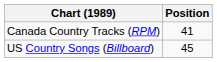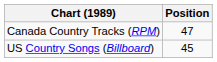(187, 31) 41 -> (187, 31) 47
